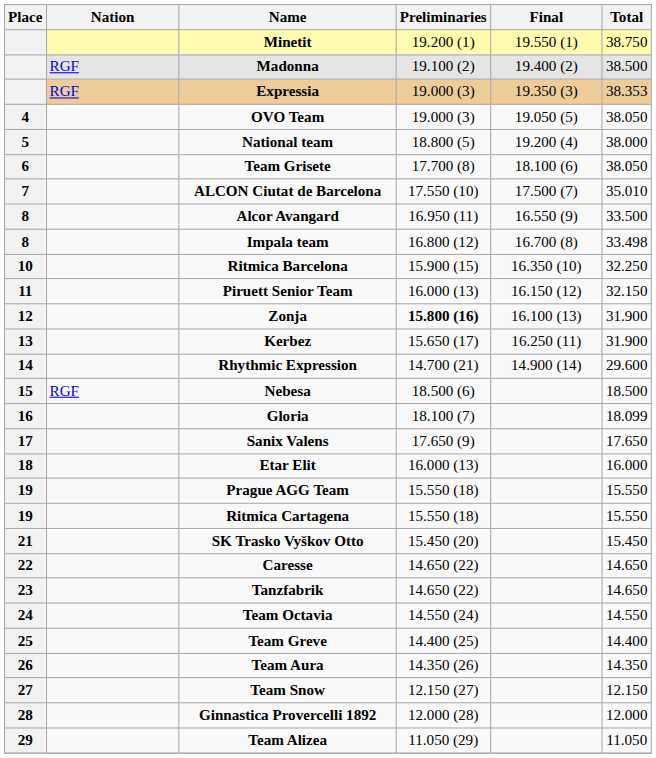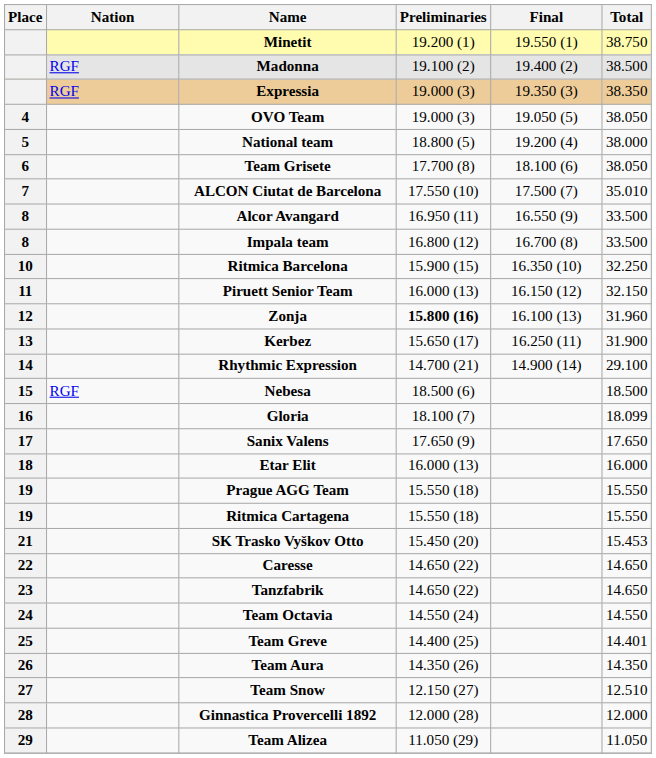(627, 92) 38.353 -> (627, 92) 38.350
(627, 241) 33.498 -> (627, 241) 33.500
(627, 316) 31.900 -> (627, 316) 31.960
(627, 366) 29.600 -> (627, 366) 29.100
(627, 541) 15.450 -> (627, 541) 15.453
(627, 640) 14.400 -> (627, 640) 14.401
(627, 690) 12.150 -> (627, 690) 12.510
